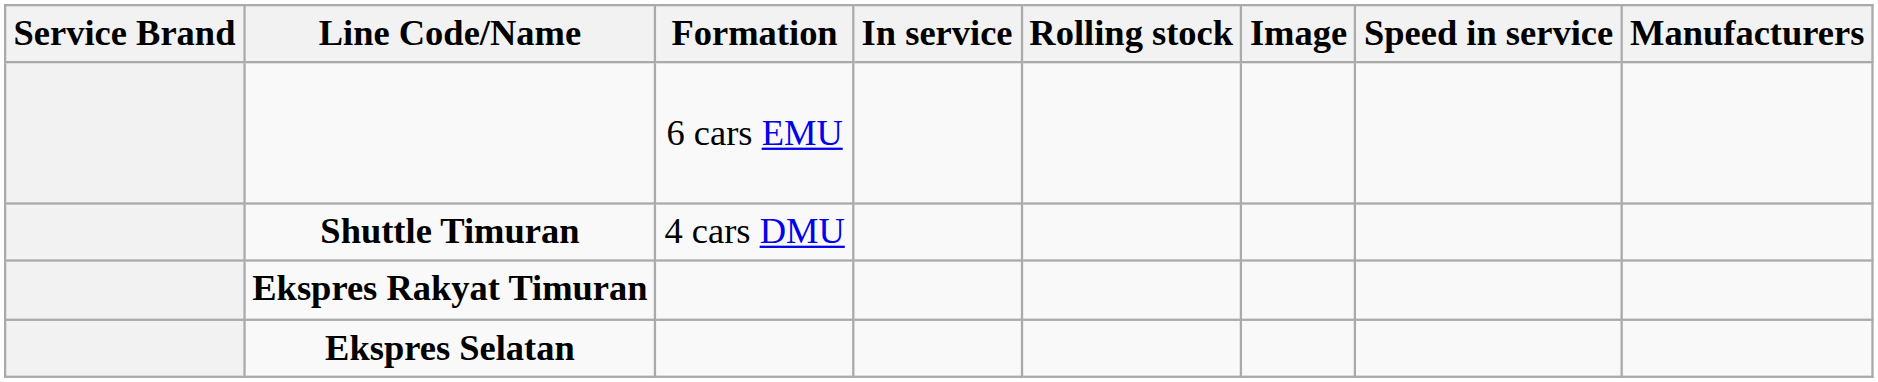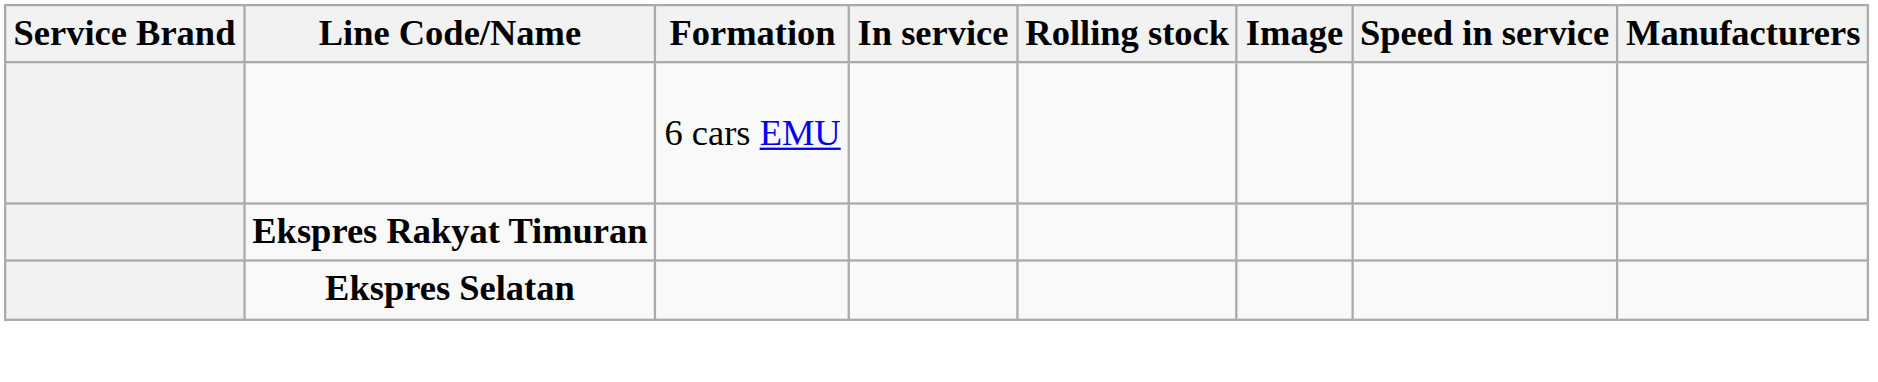- row: (450, 231)
